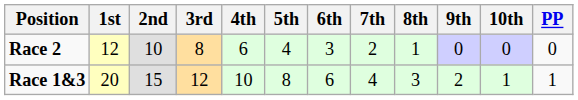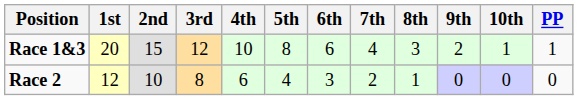rows swapped: (47, 79) <-> (35, 49)
